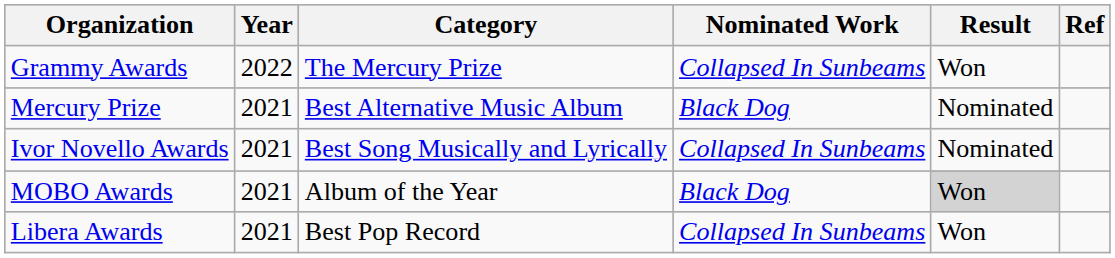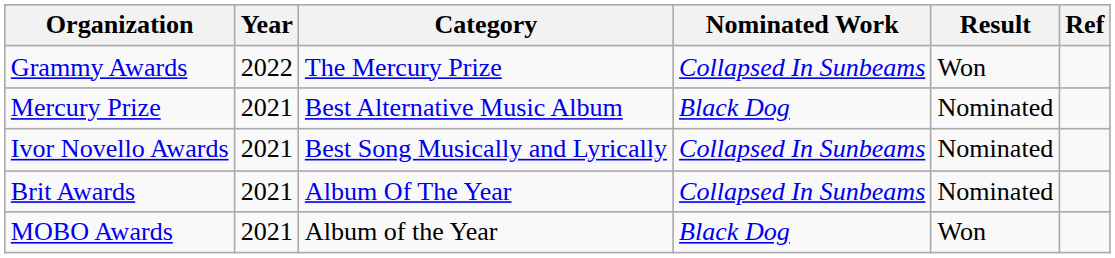+ row: (73, 190)
(962, 190) lightgrey background -> (962, 231) no background
- row: (87, 231)
